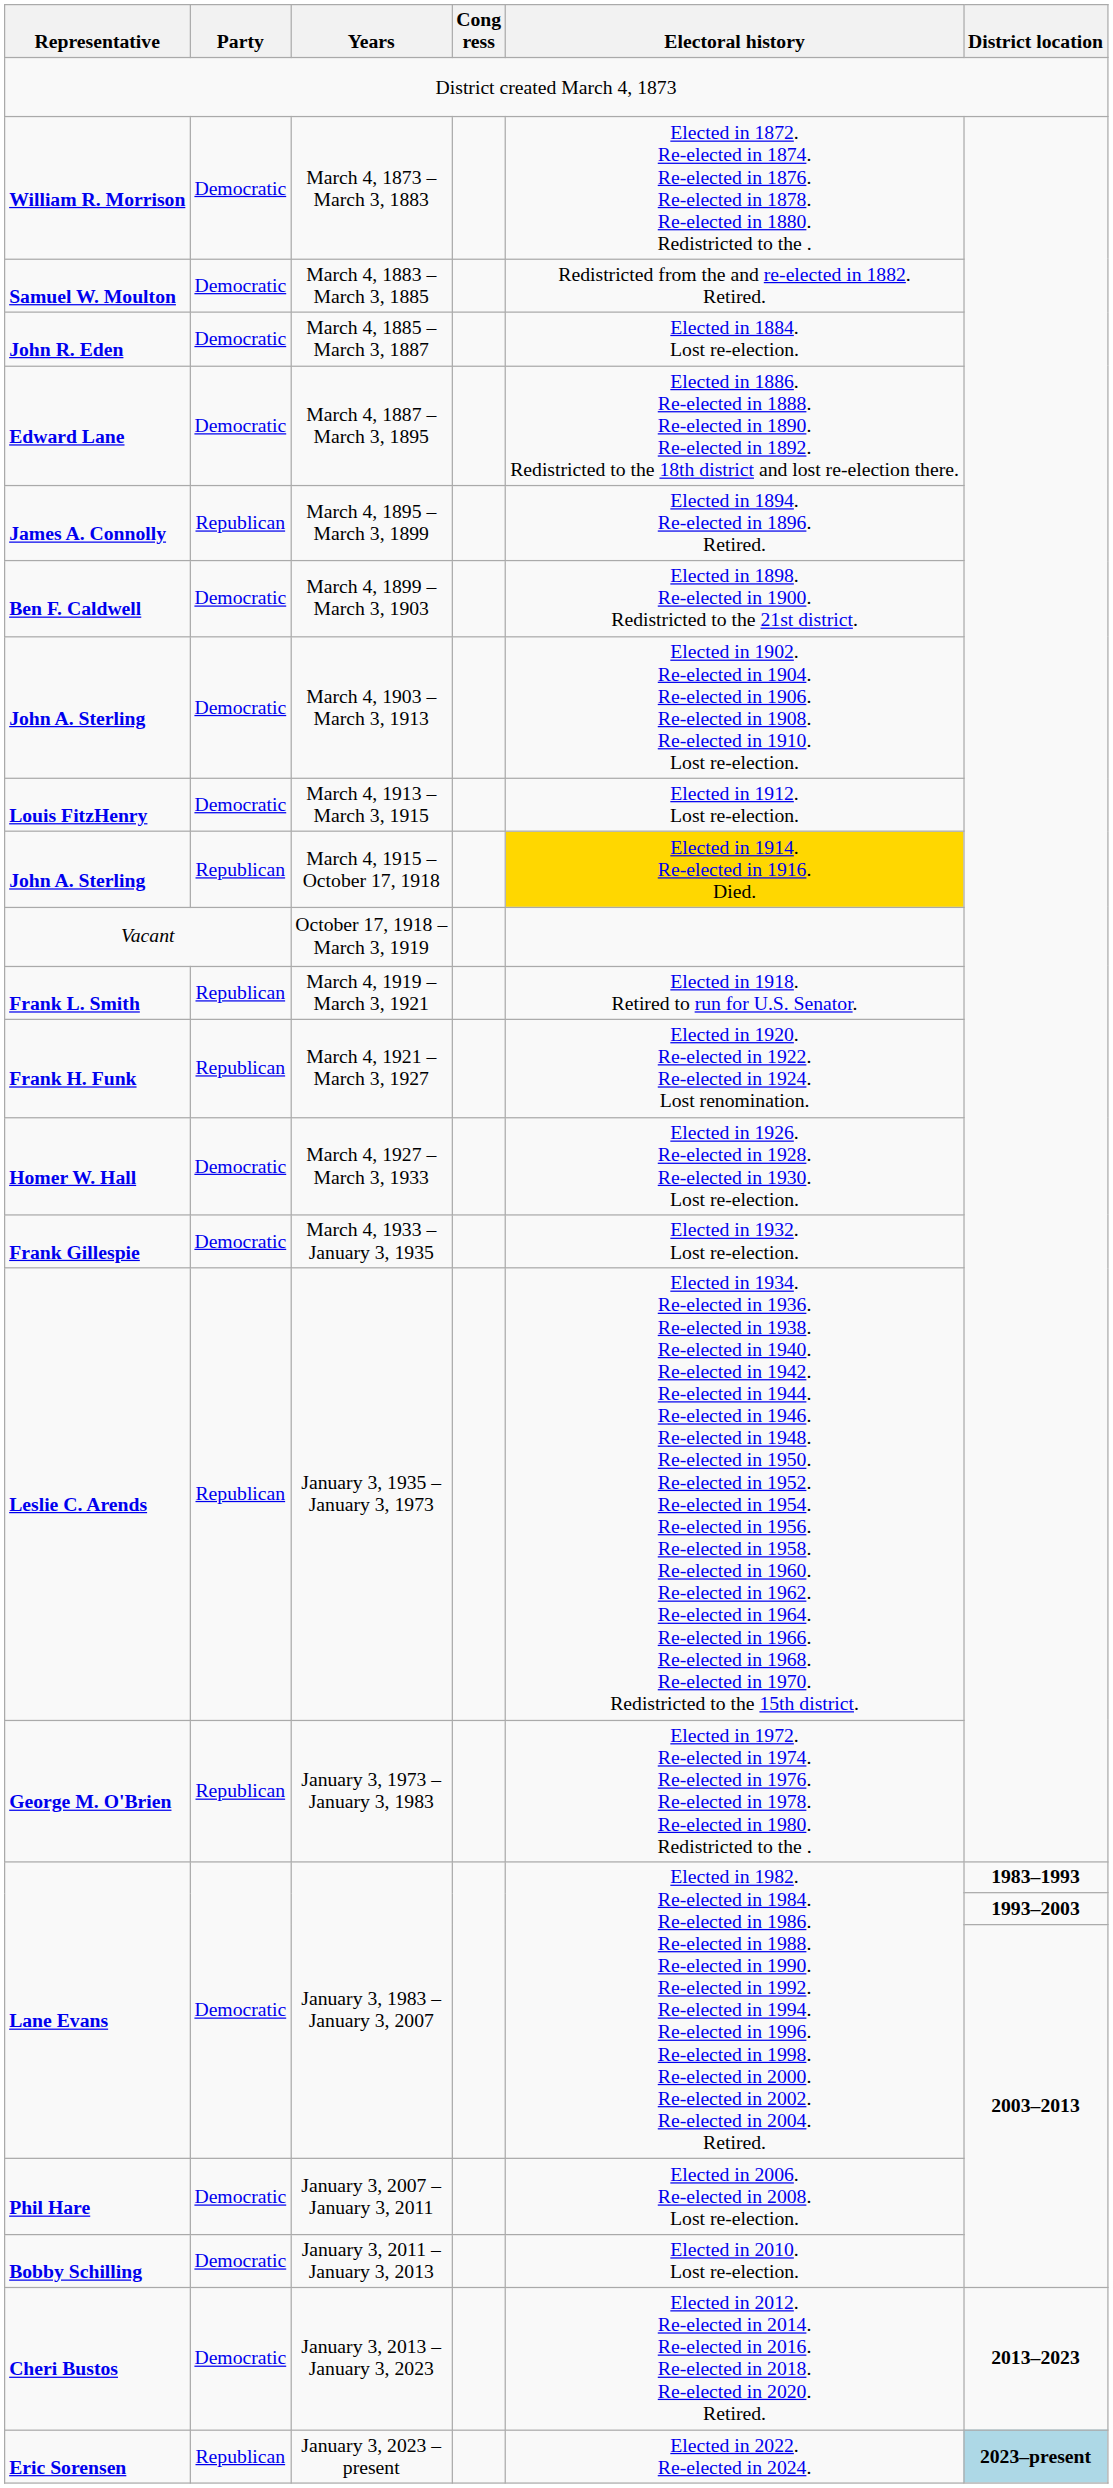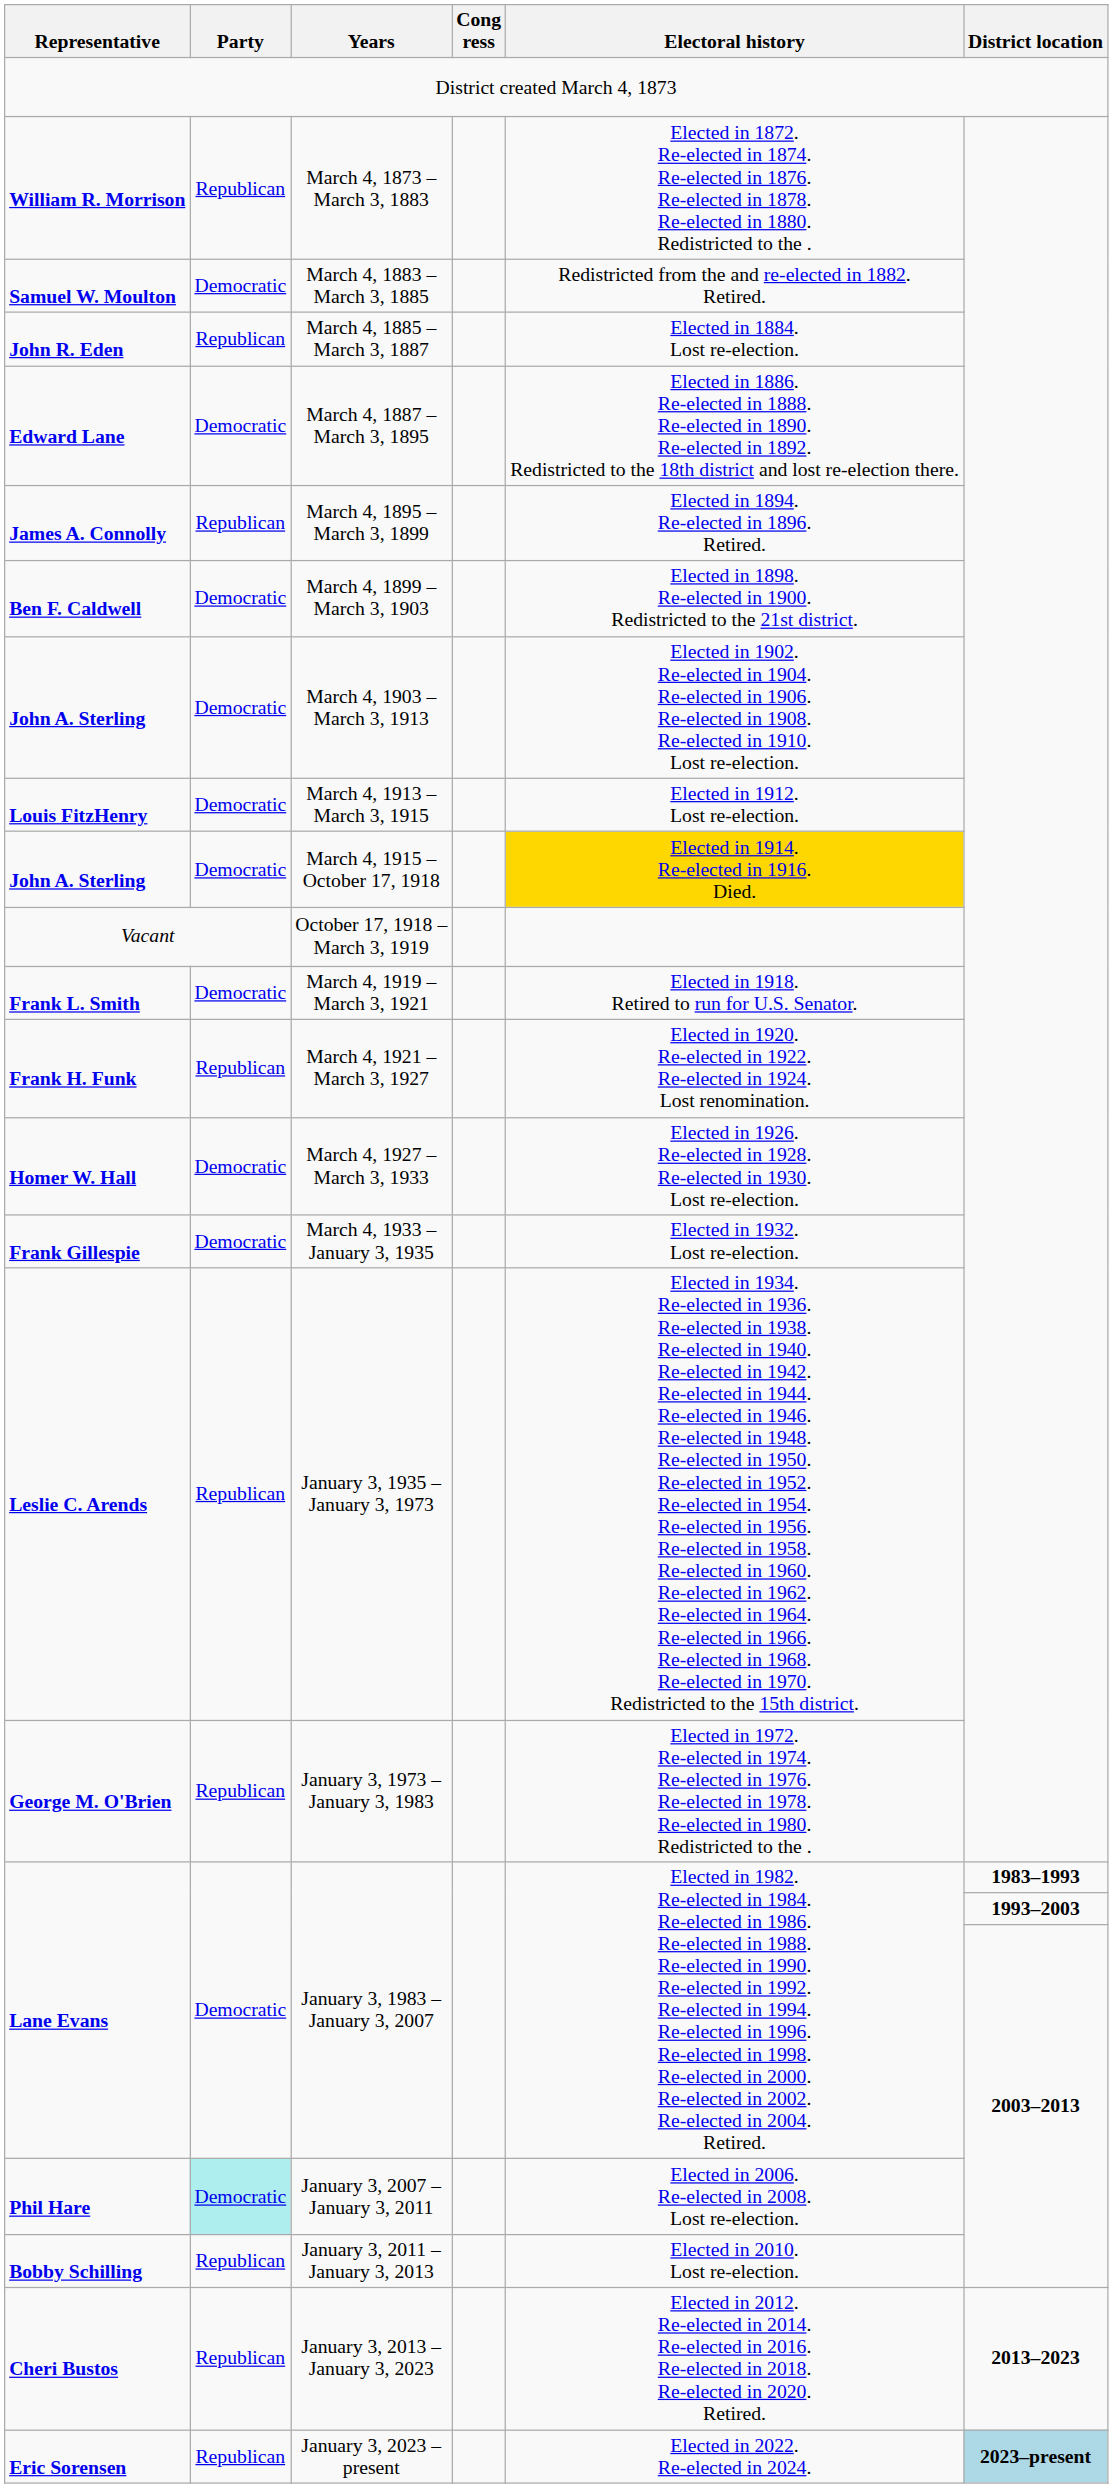(240, 187) Democratic -> (240, 187) Republican
(240, 338) Democratic -> (240, 338) Republican
(240, 869) Republican -> (240, 869) Democratic
(240, 992) Republican -> (240, 992) Democratic
(240, 2196) no background -> (240, 2196) paleturquoise background
(240, 2260) Democratic -> (240, 2260) Republican
(240, 2358) Democratic -> (240, 2358) Republican
